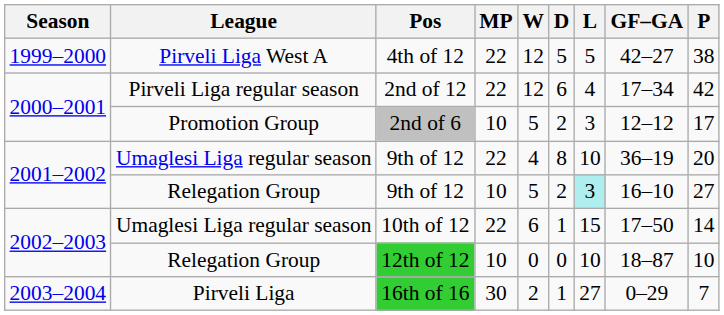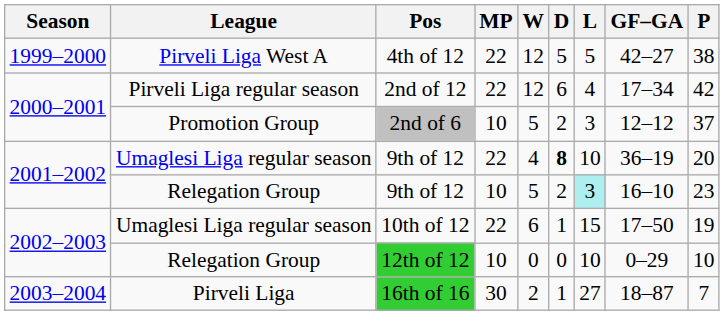(704, 123) 17 -> (704, 123) 37
(562, 157) normal -> (562, 157) bold
(704, 191) 27 -> (704, 191) 23
(704, 225) 14 -> (704, 225) 19
(647, 259) 18–87 -> (647, 259) 0–29
(647, 293) 0–29 -> (647, 293) 18–87
